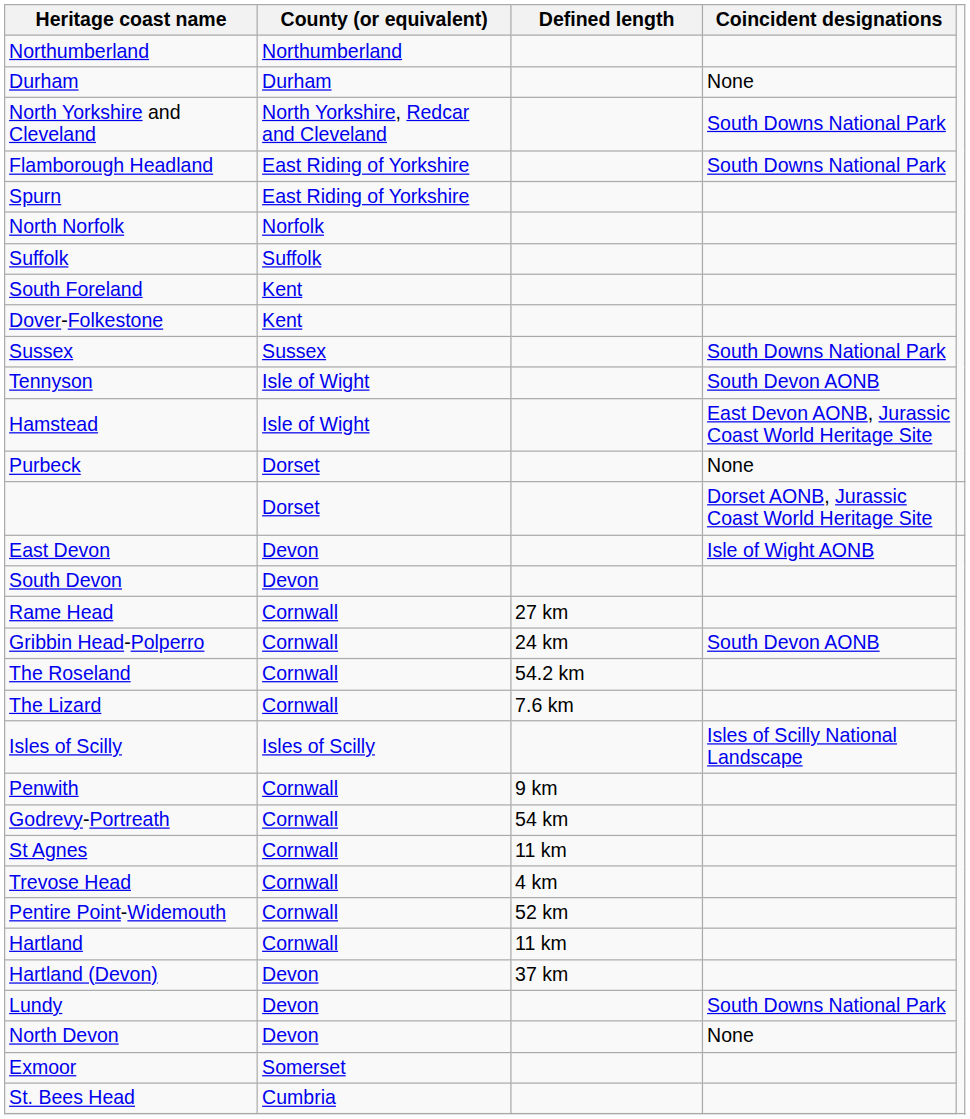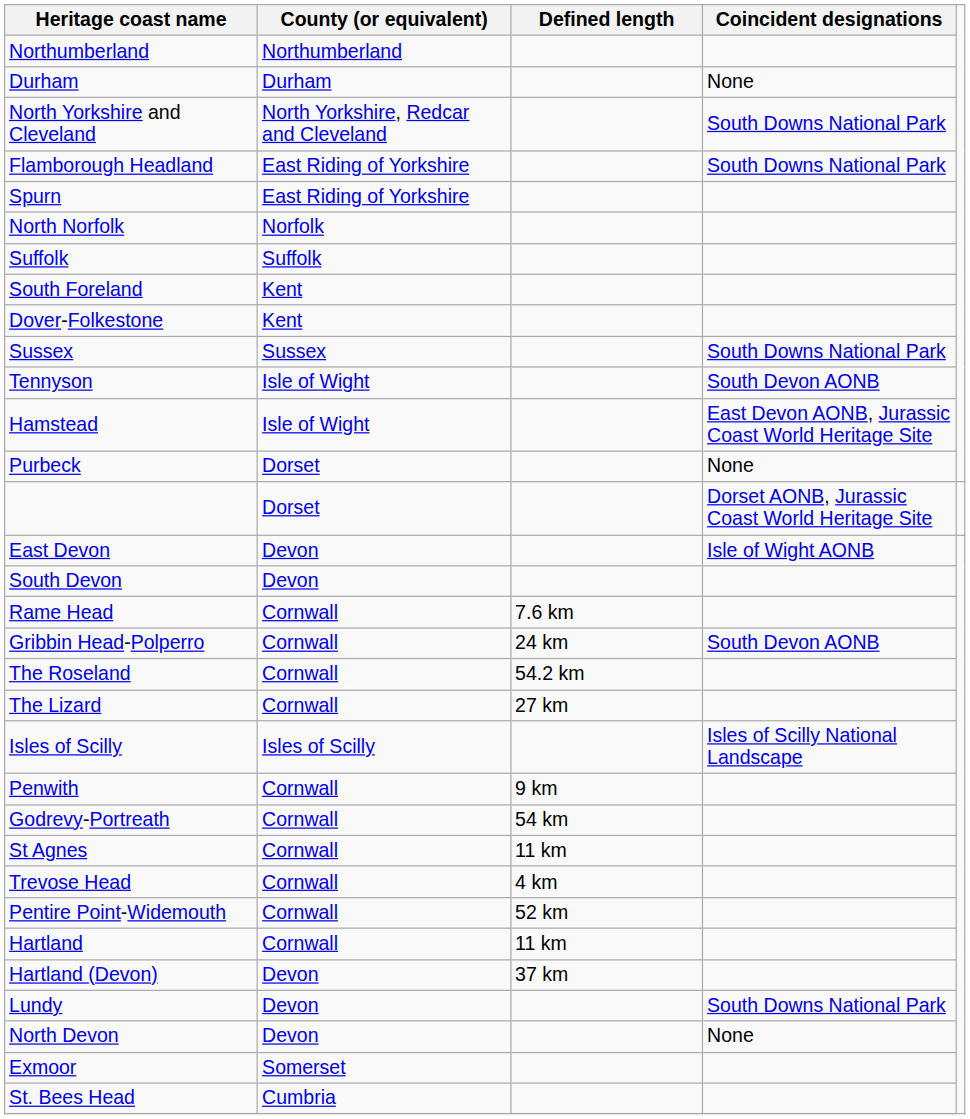(542, 612) 27 km -> (544, 612) 7.6 km
(544, 705) 7.6 km -> (542, 705) 27 km
